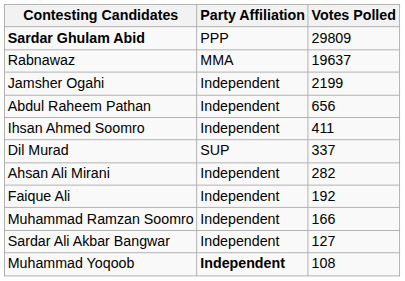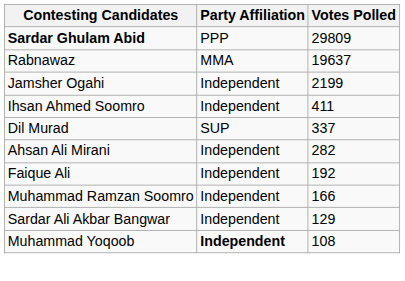- row: (79, 106)
(323, 241) 127 -> (323, 219) 129
